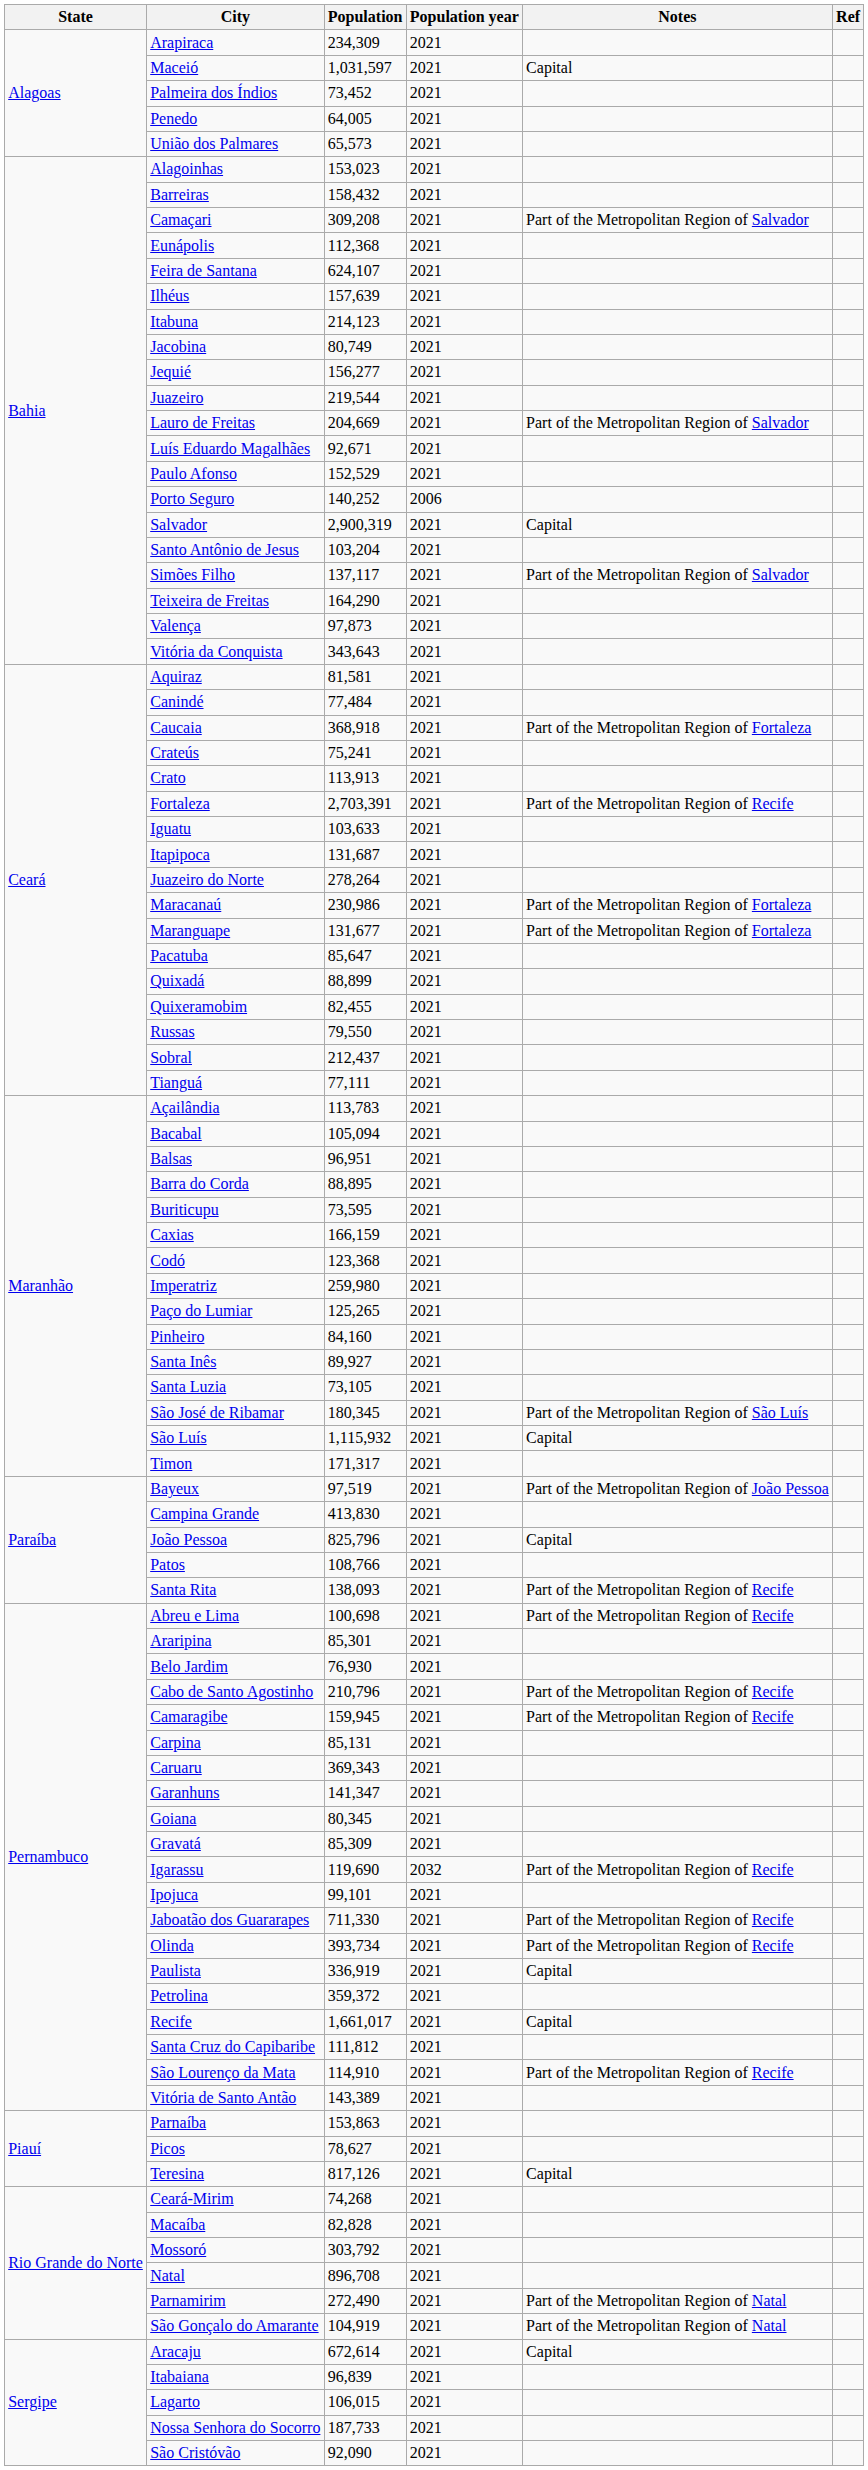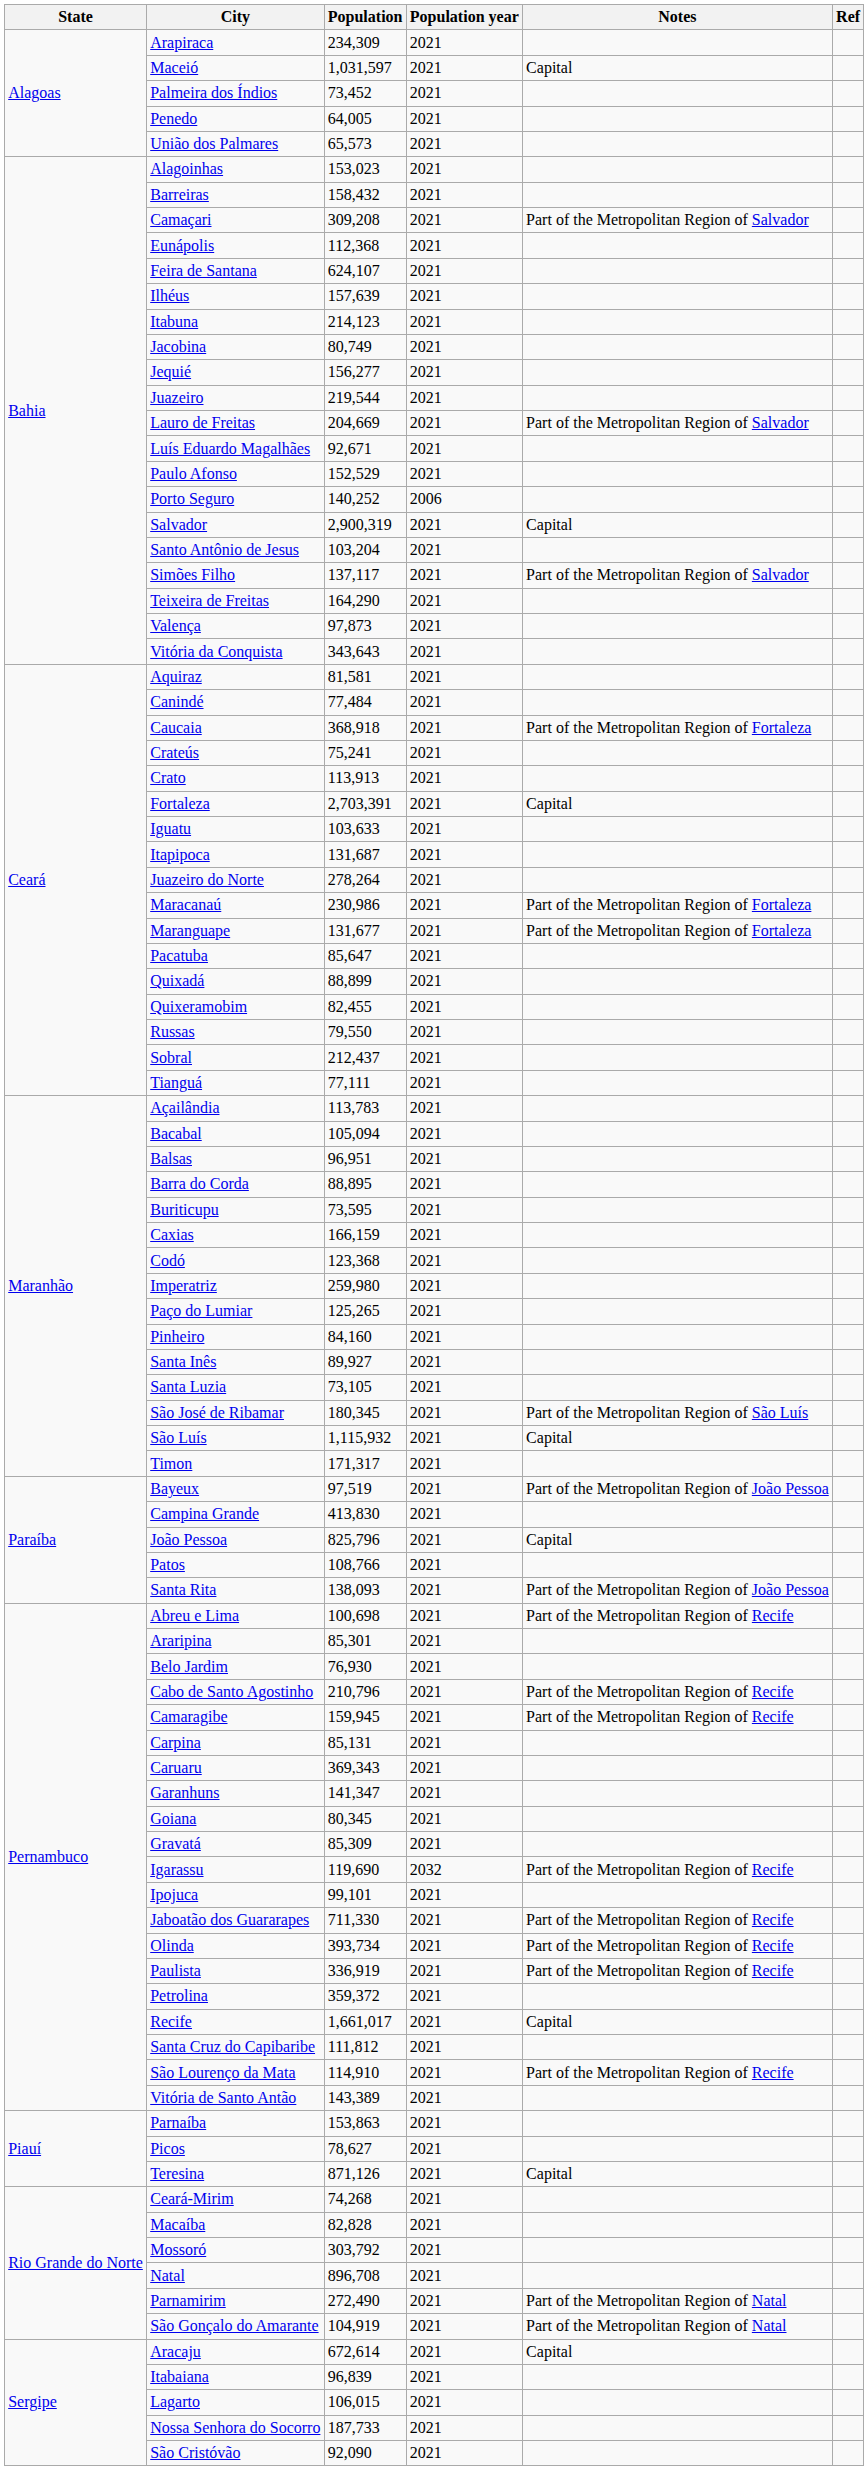(660, 803) Part of the Metropolitan Region of Recife -> (549, 803) Capital
(660, 1590) Part of the Metropolitan Region of Recife -> (677, 1590) Part of the Metropolitan Region of João Pessoa
(549, 1971) Capital -> (660, 1971) Part of the Metropolitan Region of Recife
(354, 2174) 817,126 -> (354, 2174) 871,126
